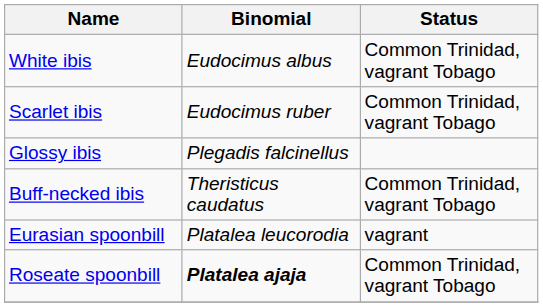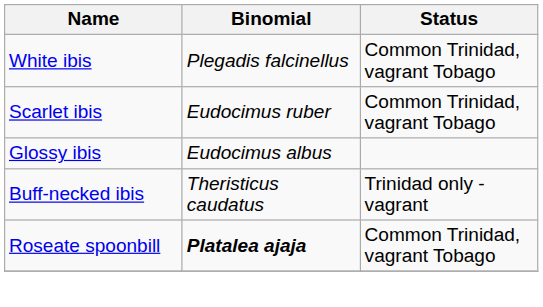(259, 60) Eudocimus albus -> (268, 60) Plegadis falcinellus
(268, 153) Plegadis falcinellus -> (259, 153) Eudocimus albus
(442, 193) Common Trinidad, vagrant Tobago -> (425, 193) Trinidad only - vagrant
- row: (87, 234)
